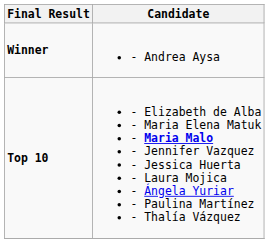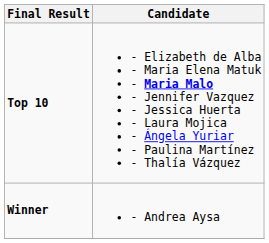rows swapped: (28, 50) <-> (28, 158)
